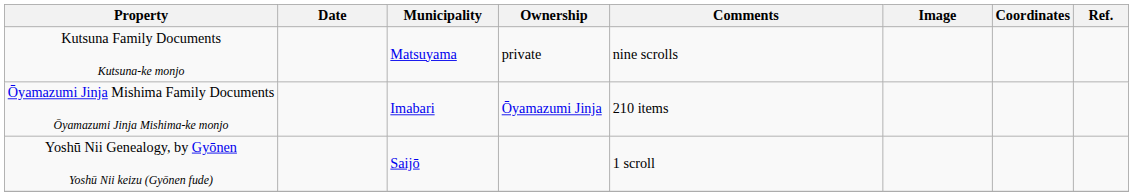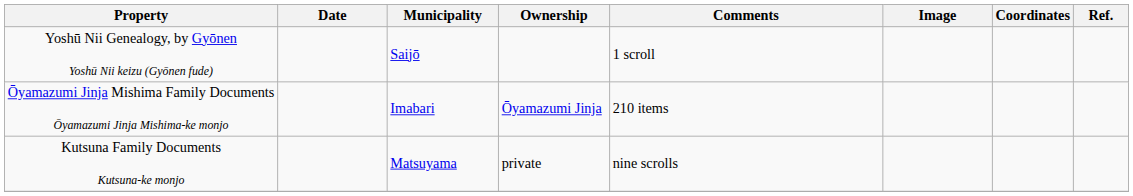rows swapped: (141, 54) <-> (141, 163)
